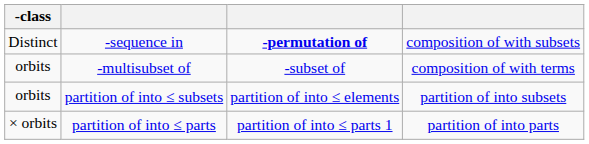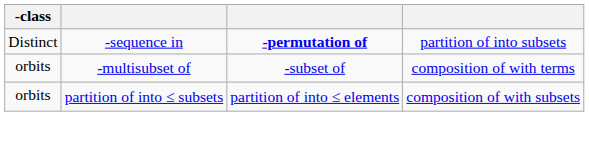(493, 41) composition of with subsets -> (493, 41) partition of into subsets
(493, 96) partition of into subsets -> (493, 96) composition of with subsets
- row: (144, 125)
